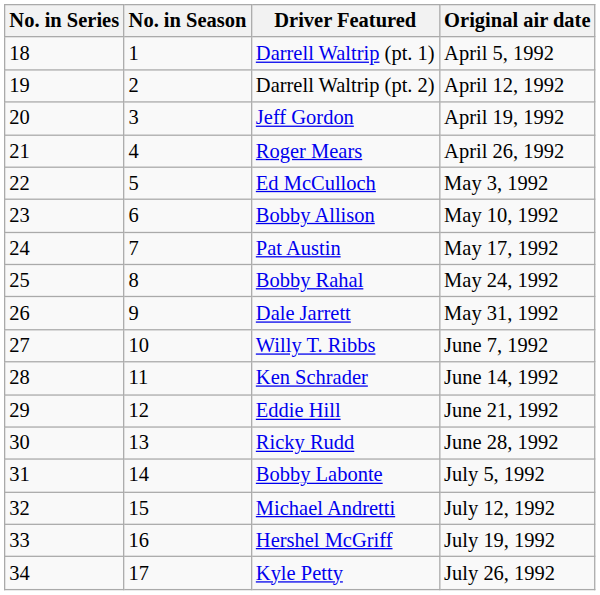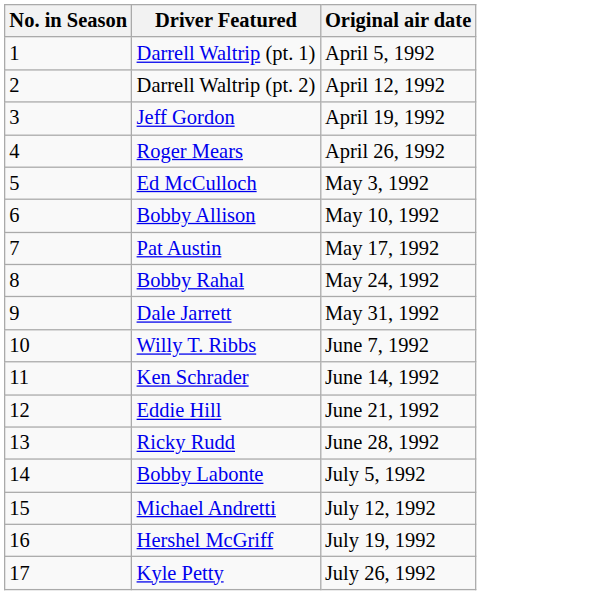- column: (64, 20)
